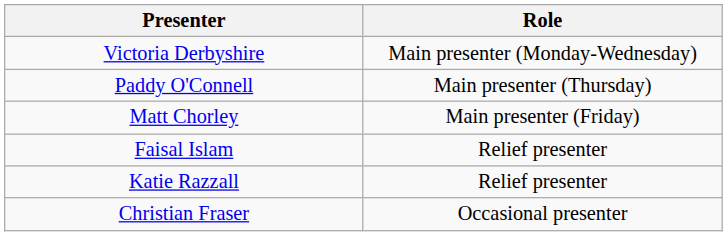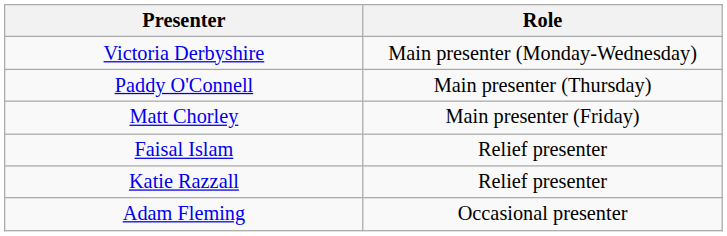- row: (184, 213)
+ row: (184, 213)
